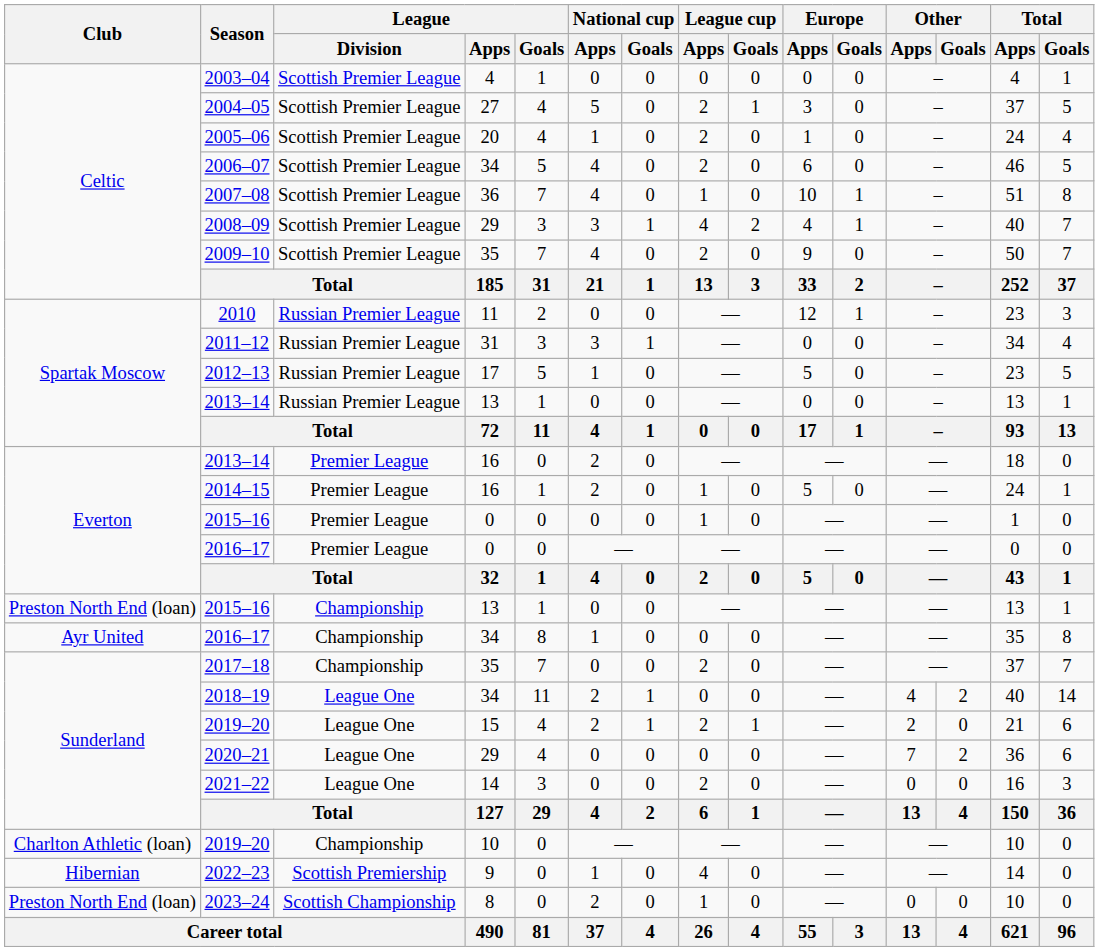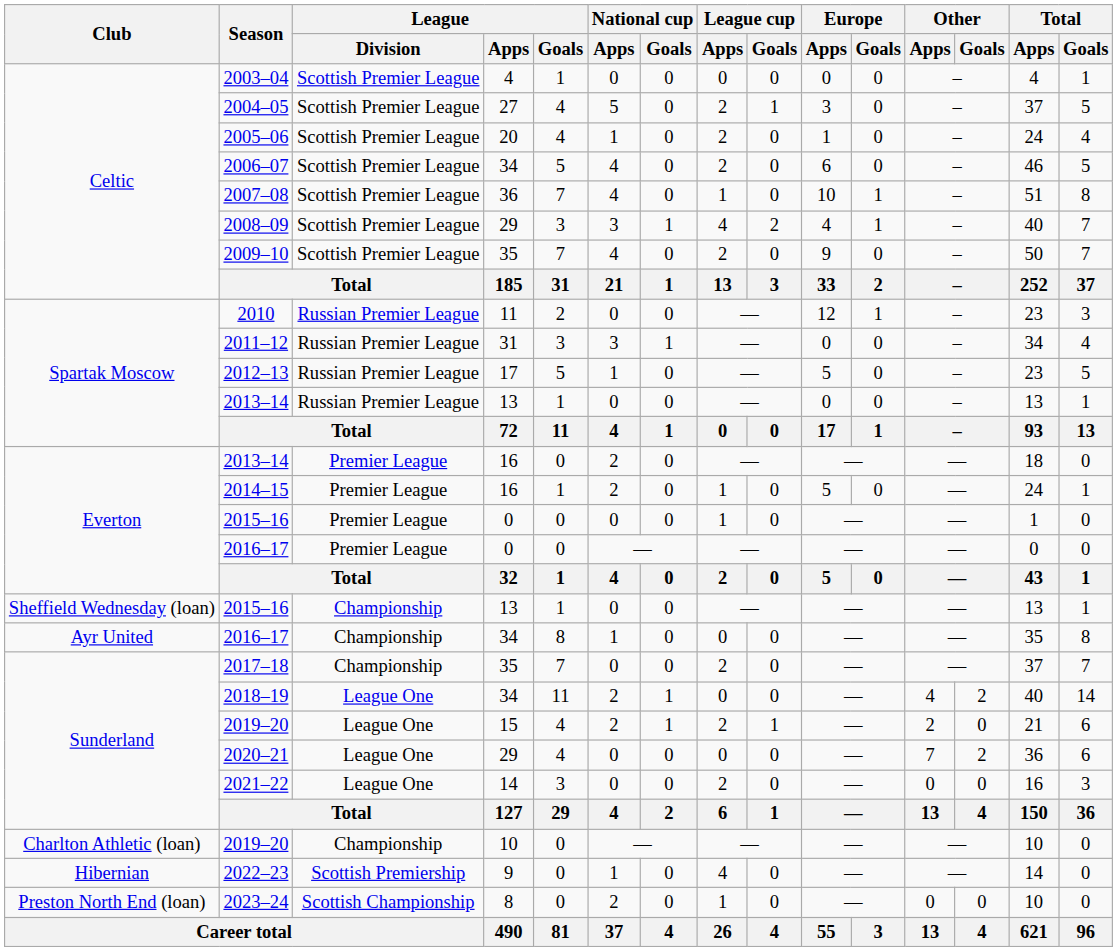(102, 607) Preston North End (loan) -> (112, 607) Sheffield Wednesday (loan)
